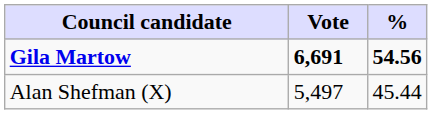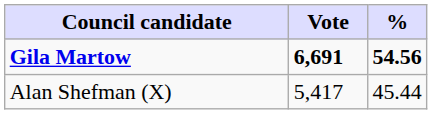(319, 91) 5,497 -> (319, 91) 5,417
